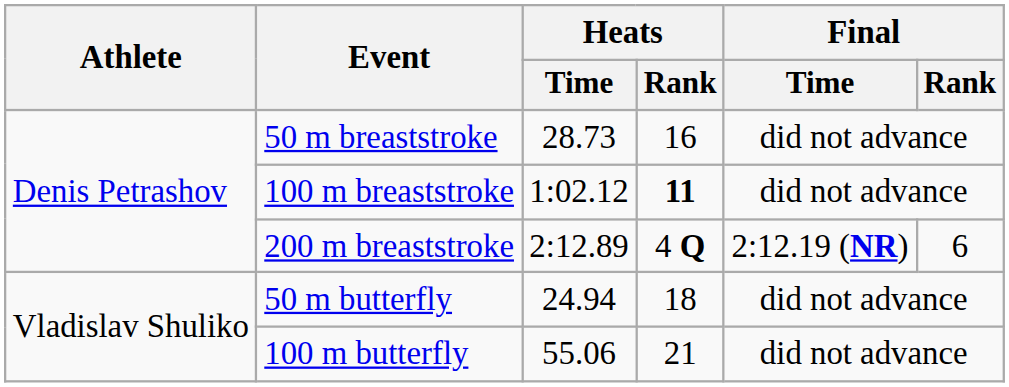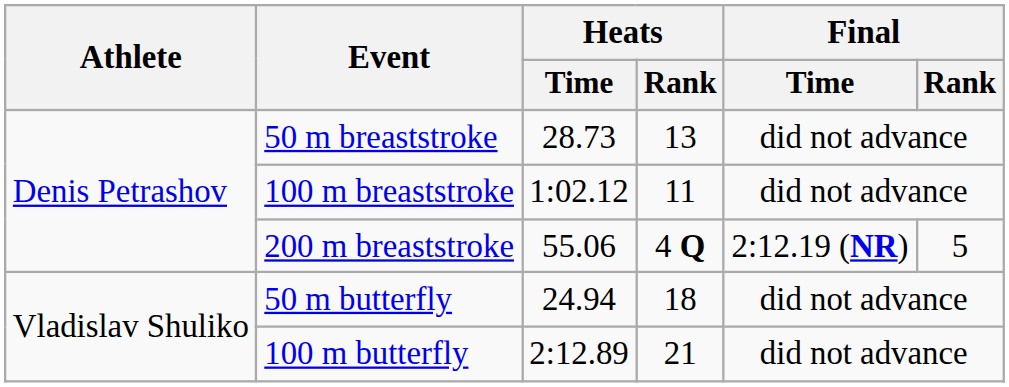(680, 137) 16 -> (680, 137) 13
(680, 191) bold -> (680, 191) normal
(579, 245) 2:12.89 -> (579, 245) 55.06
(960, 245) 6 -> (960, 245) 5
(579, 353) 55.06 -> (579, 353) 2:12.89
